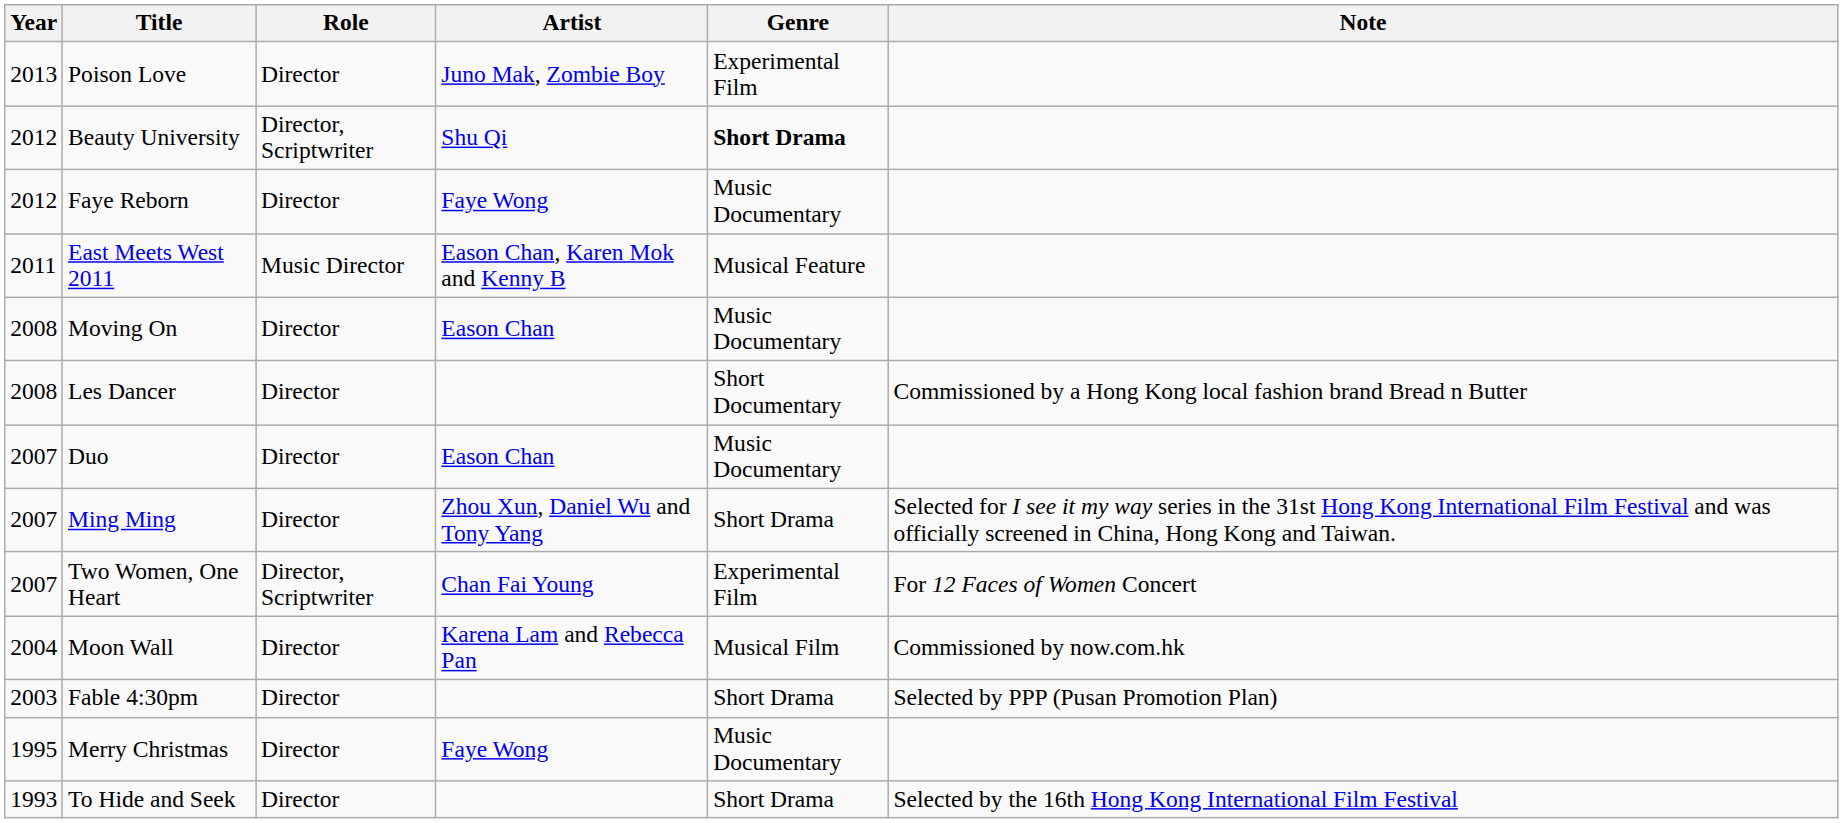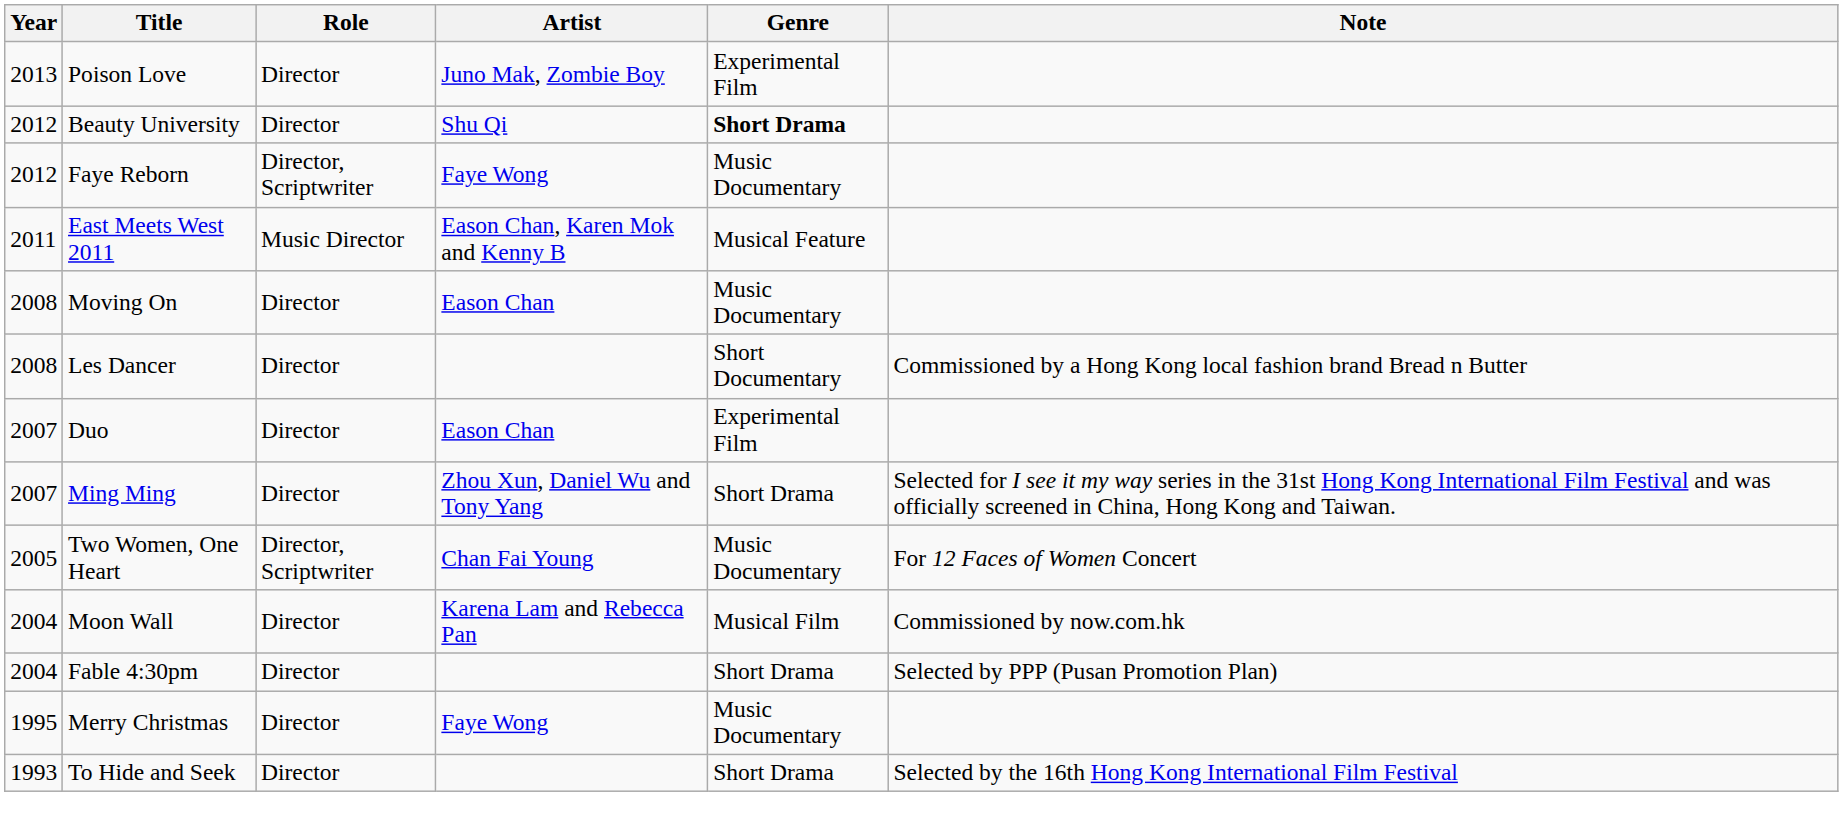(317, 137) Director, Scriptwriter -> (300, 124) Director
(300, 201) Director -> (317, 174) Director, Scriptwriter
(777, 456) Music Documentary -> (777, 429) Experimental Film
(34, 583) 2007 -> (34, 557) 2005
(777, 583) Experimental Film -> (777, 557) Music Documentary
(34, 698) 2003 -> (34, 671) 2004
